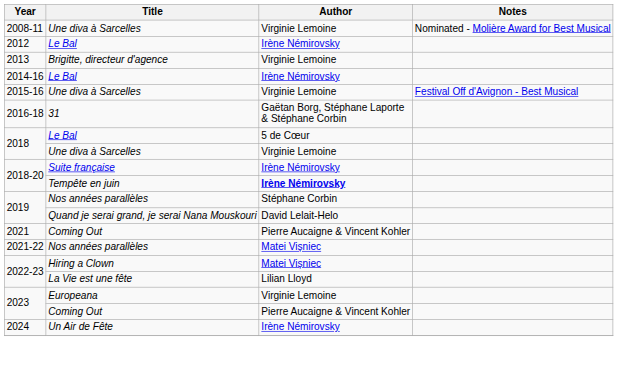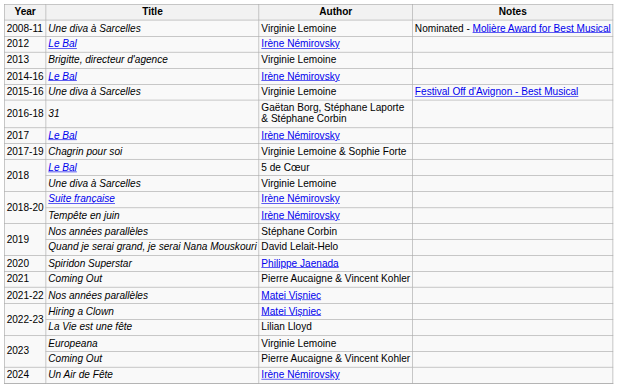+ row: (18, 135)
+ row: (25, 151)
(303, 183) bold -> (301, 215) normal
+ row: (18, 263)
